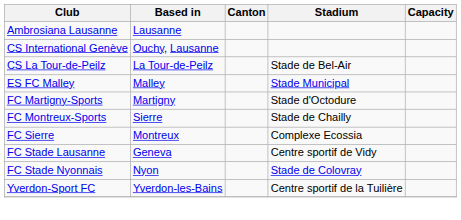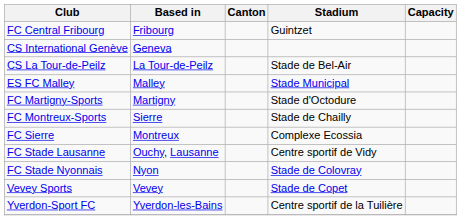- row: (62, 30)
+ row: (56, 30)
(176, 48) Ouchy, Lausanne -> (152, 48) Geneva
(152, 153) Geneva -> (176, 153) Ouchy, Lausanne
+ row: (39, 188)
